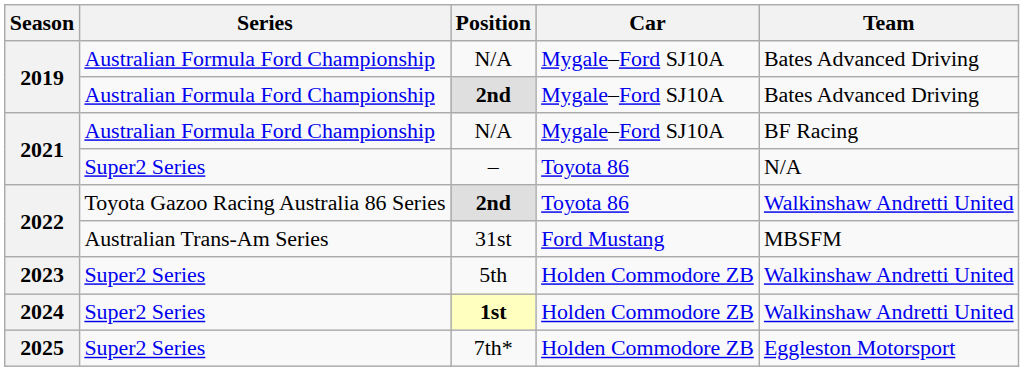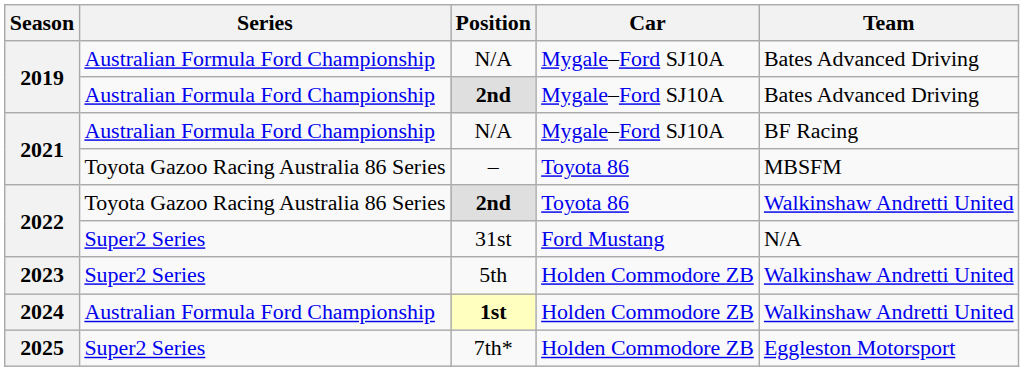(145, 167) Super2 Series -> (265, 167) Toyota Gazoo Racing Australia 86 Series
(783, 167) N/A -> (803, 167) MBSFM
(207, 239) Australian Trans-Am Series -> (145, 239) Super2 Series
(803, 239) MBSFM -> (783, 239) N/A
(145, 311) Super2 Series -> (260, 311) Australian Formula Ford Championship
